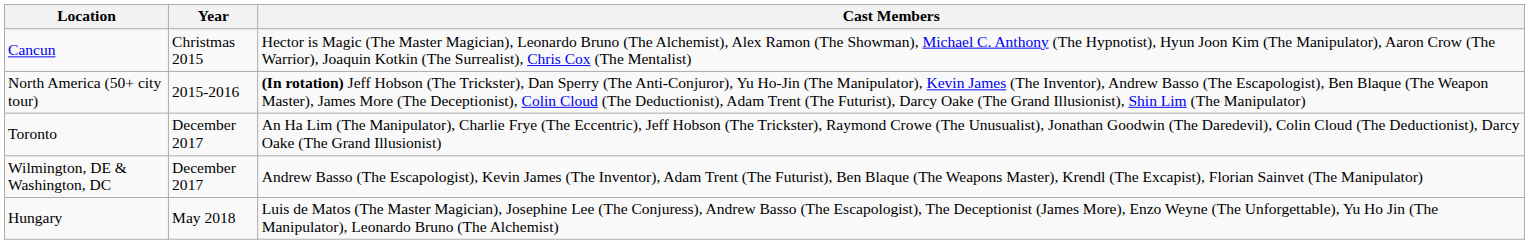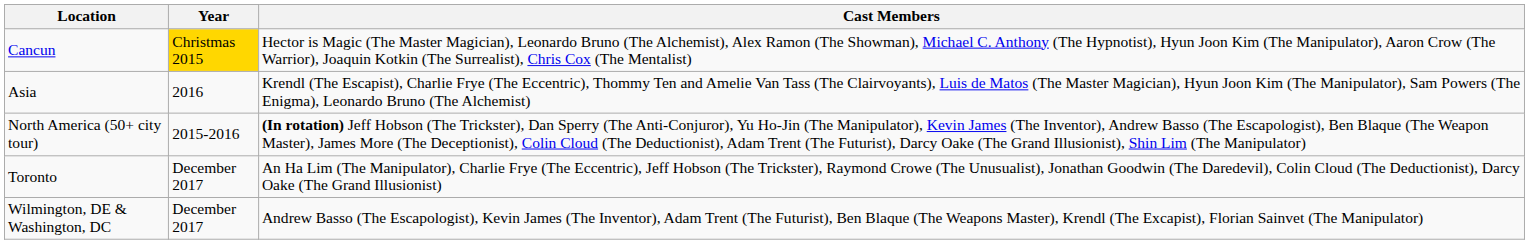(204, 50) no background -> (204, 50) gold background
+ row: (22, 92)
- row: (35, 218)
